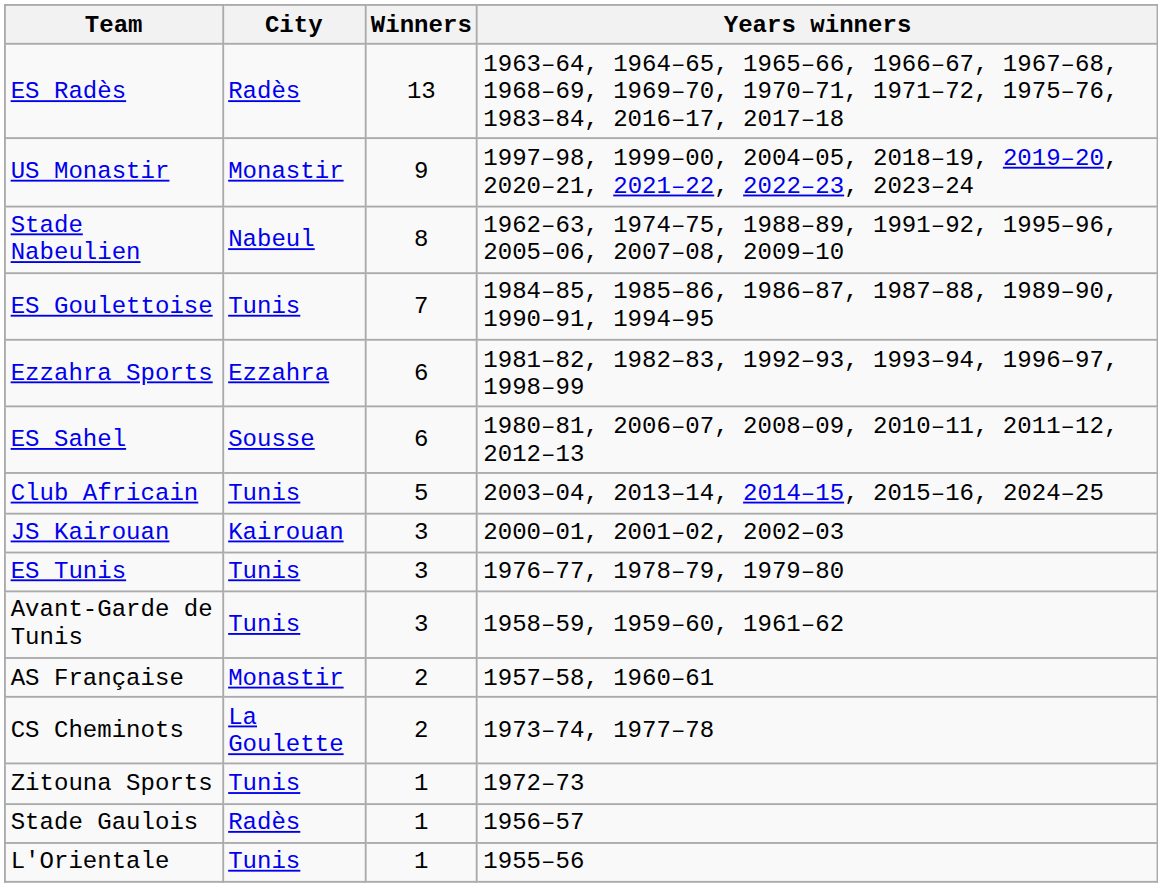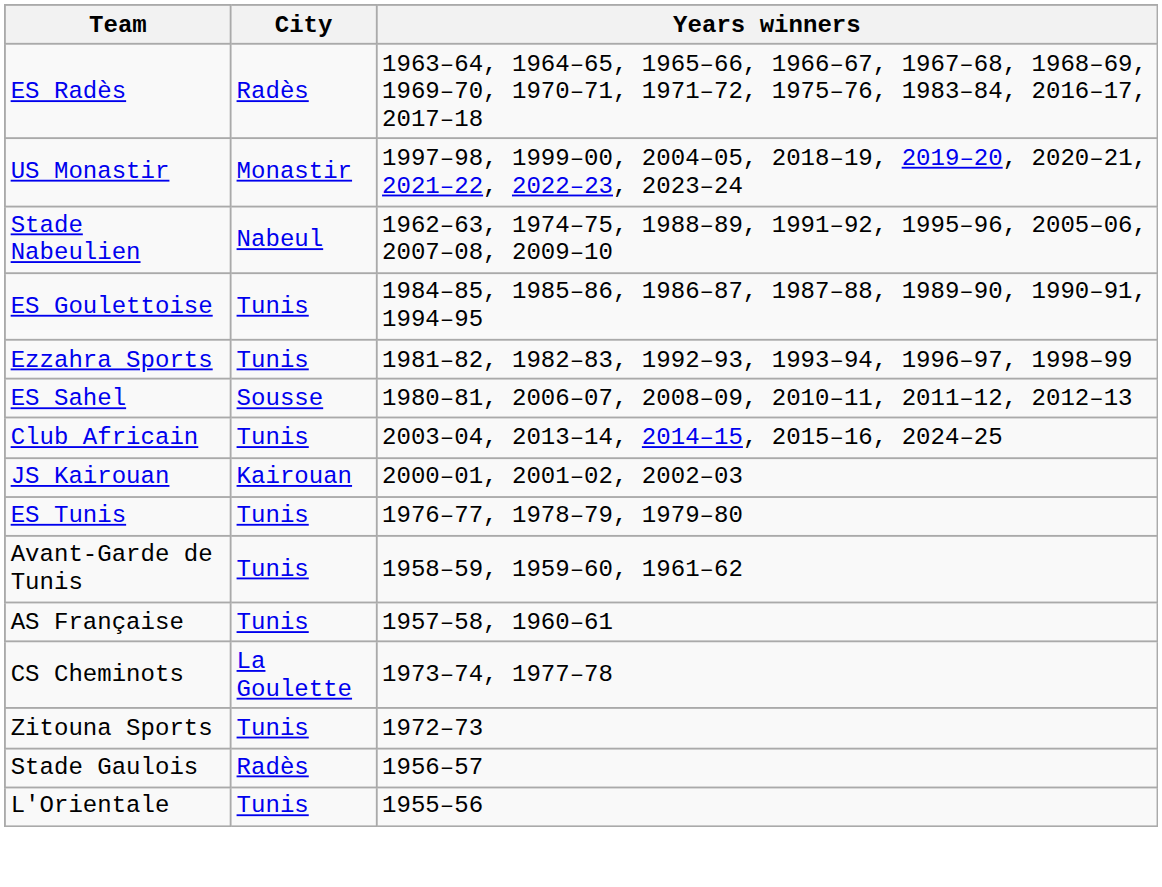- column: (421, 25)
(279, 373) Ezzahra -> (273, 359) Tunis
(286, 678) Monastir -> (273, 622) Tunis
